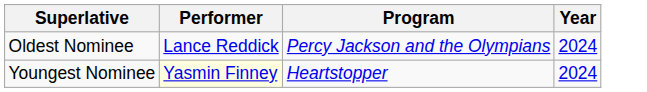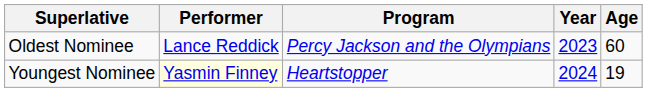+ column: (622, 18)
(578, 45) 2024 -> (578, 45) 2023
